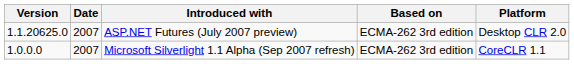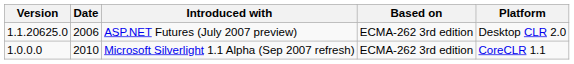(86, 31) 2007 -> (86, 31) 2006
(86, 50) 2007 -> (86, 50) 2010
